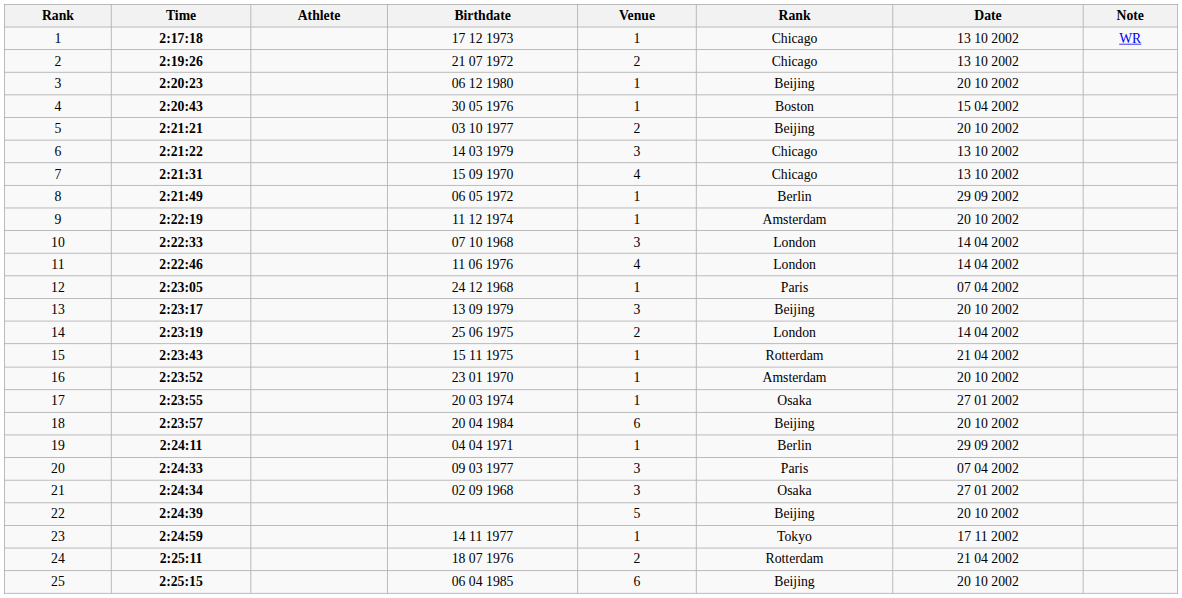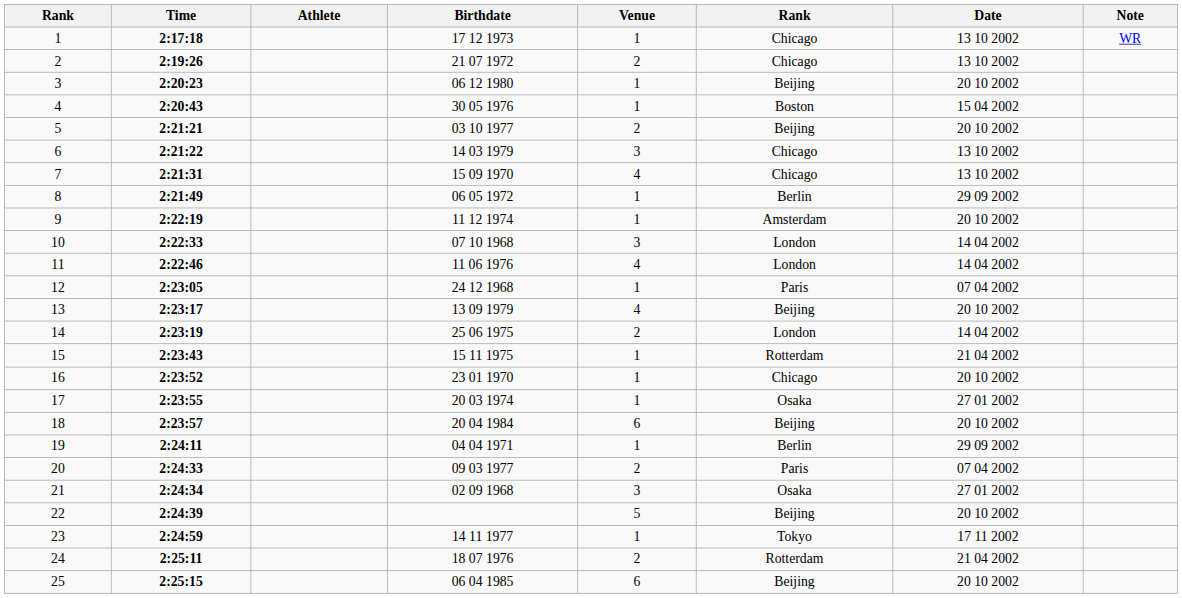(637, 309) 3 -> (637, 309) 4
(795, 377) Amsterdam -> (795, 377) Chicago
(637, 468) 3 -> (637, 468) 2
